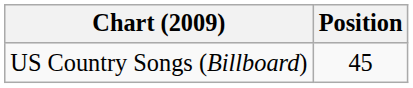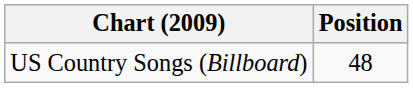(361, 62) 45 -> (361, 62) 48
